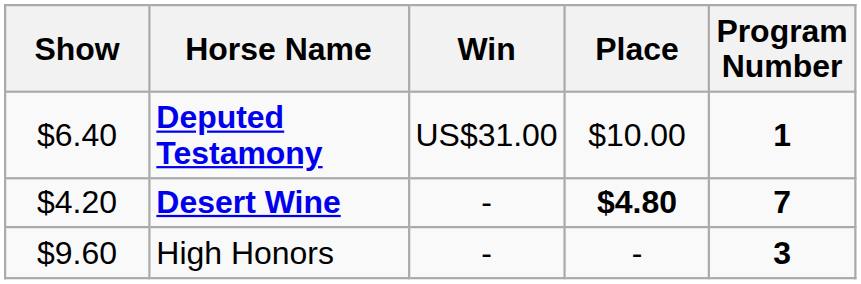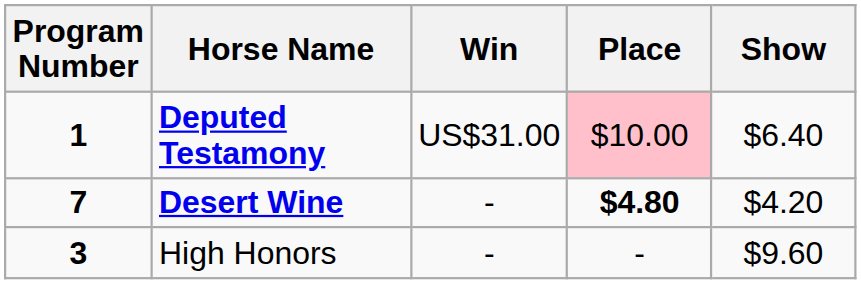columns swapped: (782, 49) <-> (77, 49)
(637, 135) no background -> (640, 135) pink background
